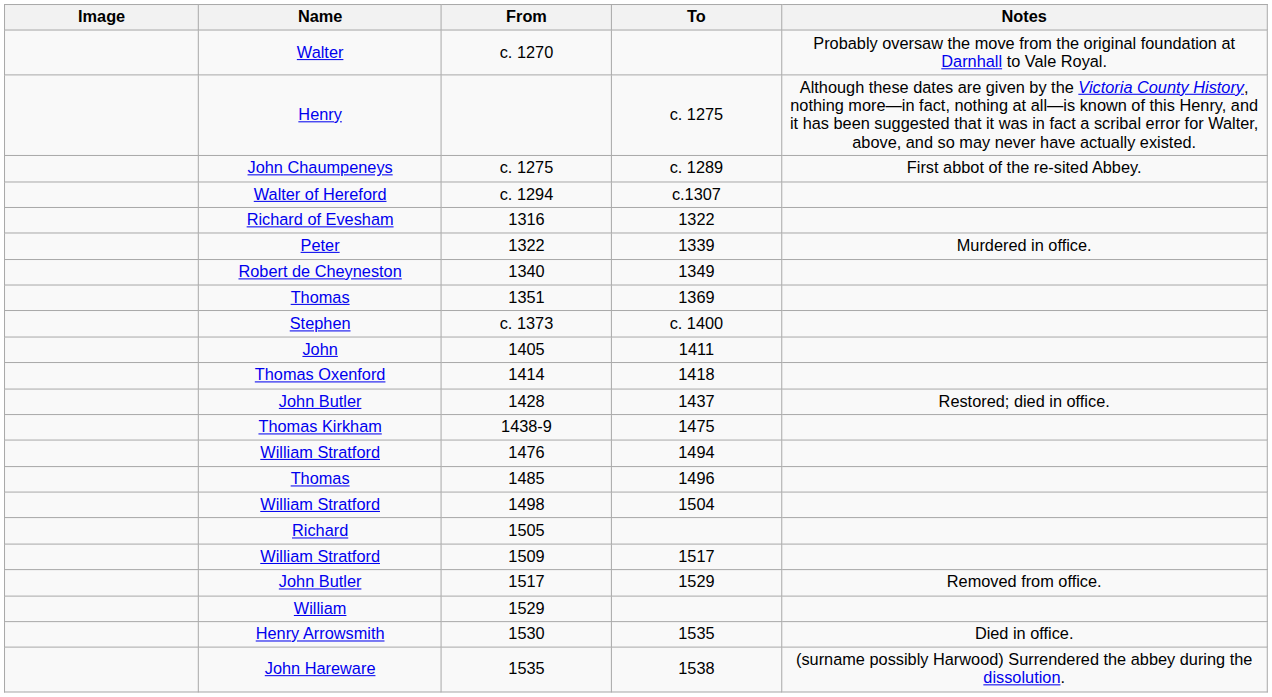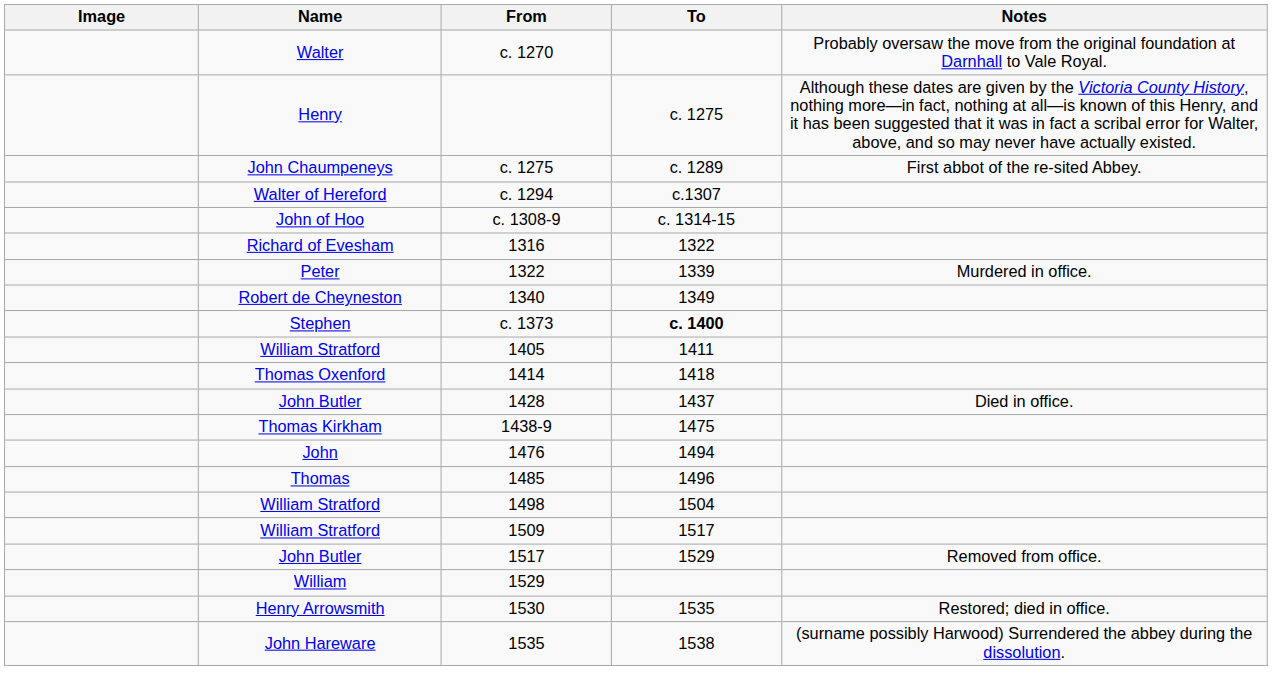+ row: (526, 220)
- row: (526, 297)
(696, 323) normal -> (696, 323) bold
(320, 349) John -> (320, 349) William Stratford
(1024, 401) Restored; died in office. -> (1024, 401) Died in office.
(320, 453) William Stratford -> (320, 453) John
- row: (526, 530)
(1024, 634) Died in office. -> (1024, 608) Restored; died in office.
